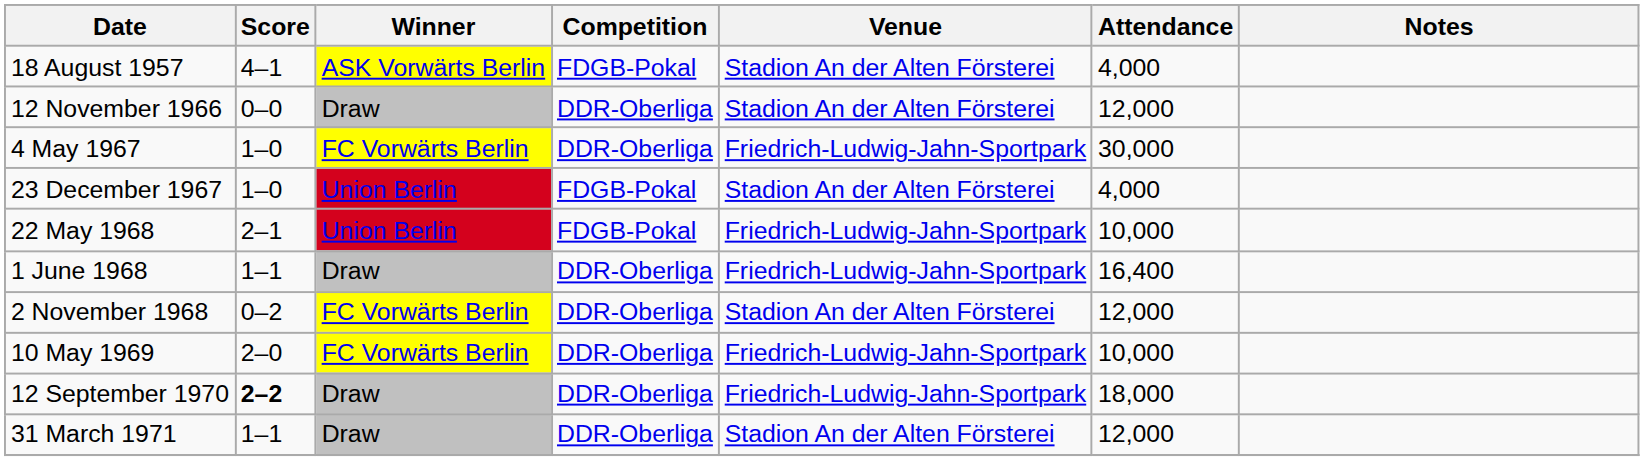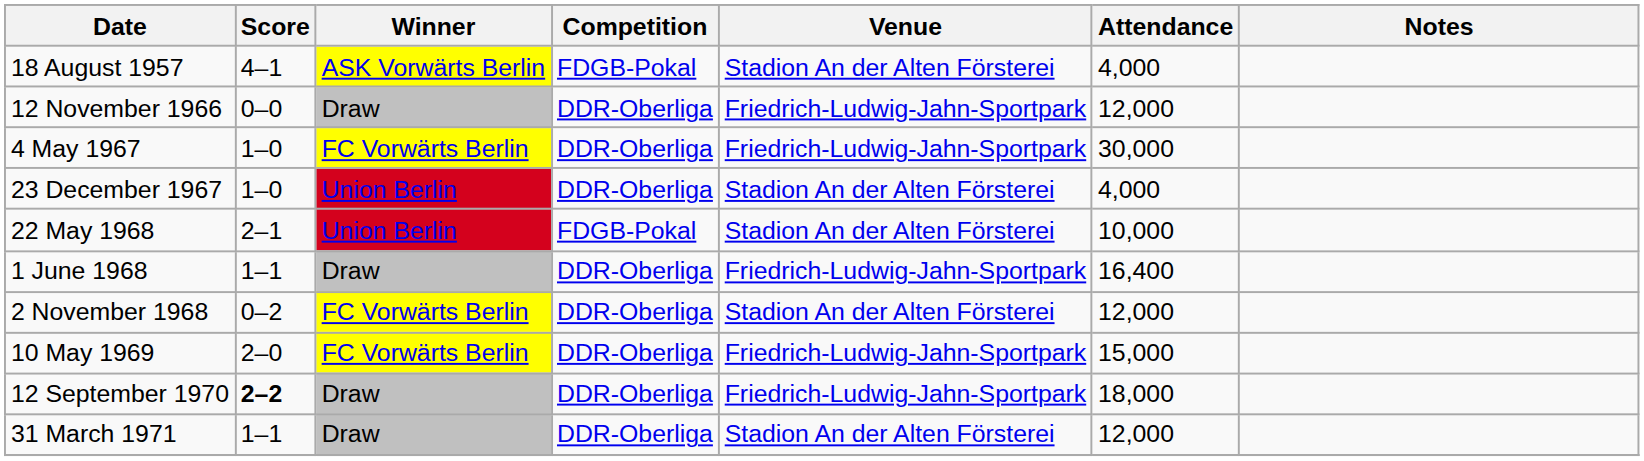(890, 107) Stadion An der Alten Försterei -> (905, 107) Friedrich-Ludwig-Jahn-Sportpark
(627, 189) FDGB-Pokal -> (635, 189) DDR-Oberliga
(905, 230) Friedrich-Ludwig-Jahn-Sportpark -> (890, 230) Stadion An der Alten Försterei
(1136, 353) 10,000 -> (1136, 353) 15,000
